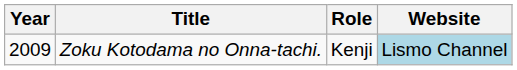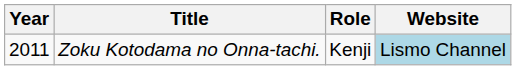(30, 49) 2009 -> (29, 49) 2011
